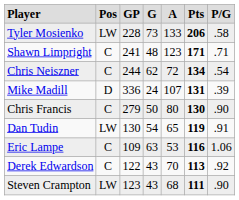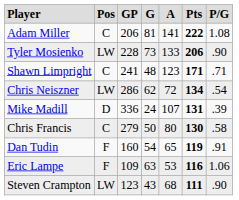+ row: (38, 33)
(221, 33) .58 -> (219, 52) .90
(108, 71) C -> (106, 90) LW
(132, 71) 244 -> (130, 90) 286
(221, 109) .90 -> (219, 128) .58
(108, 128) LW -> (106, 147) F
(132, 128) 130 -> (130, 147) 160
(108, 147) C -> (106, 166) F
- row: (50, 166)
